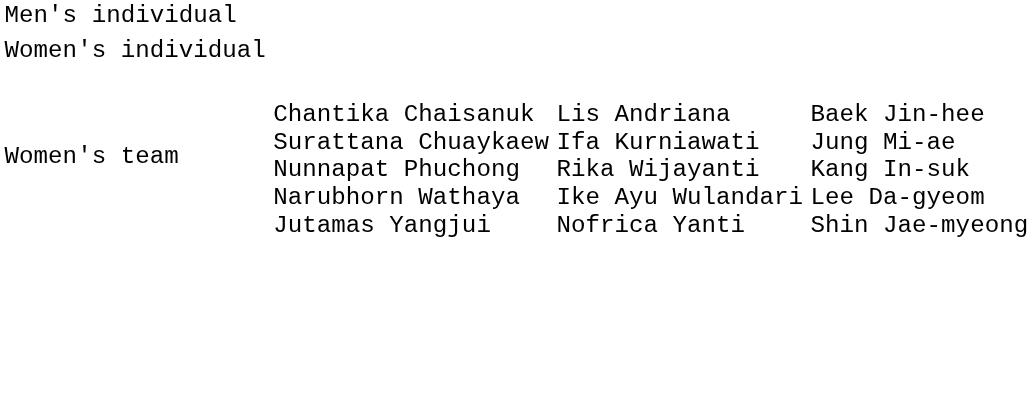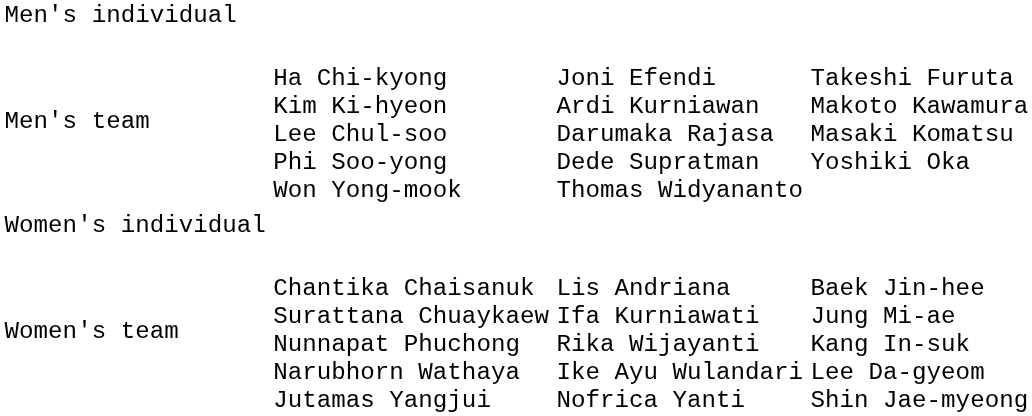+ row: (77, 121)
